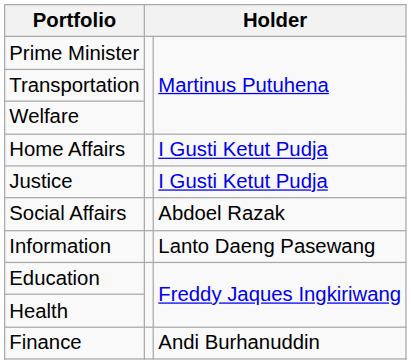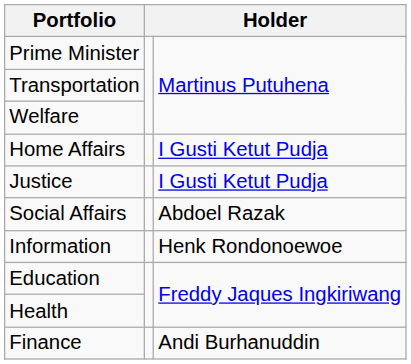(267, 246) Lanto Daeng Pasewang -> (250, 246) Henk Rondonoewoe
